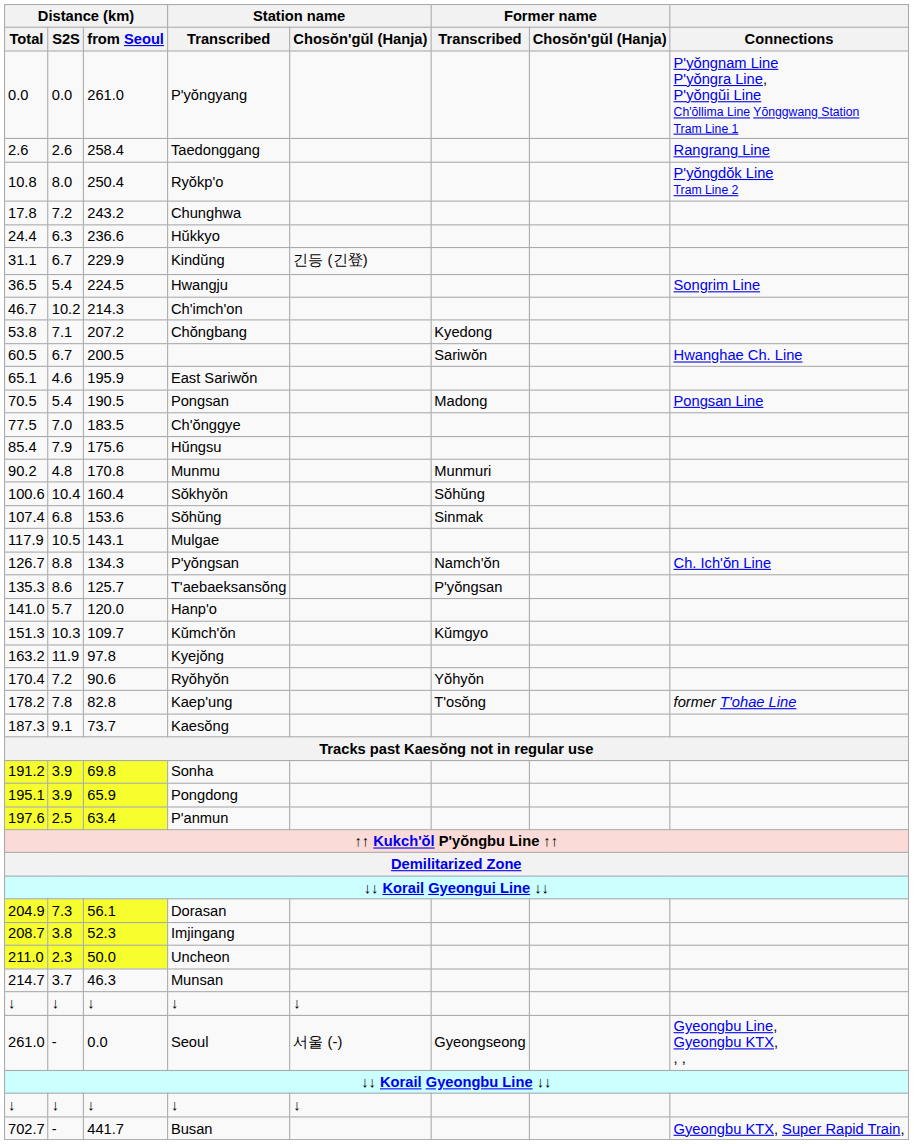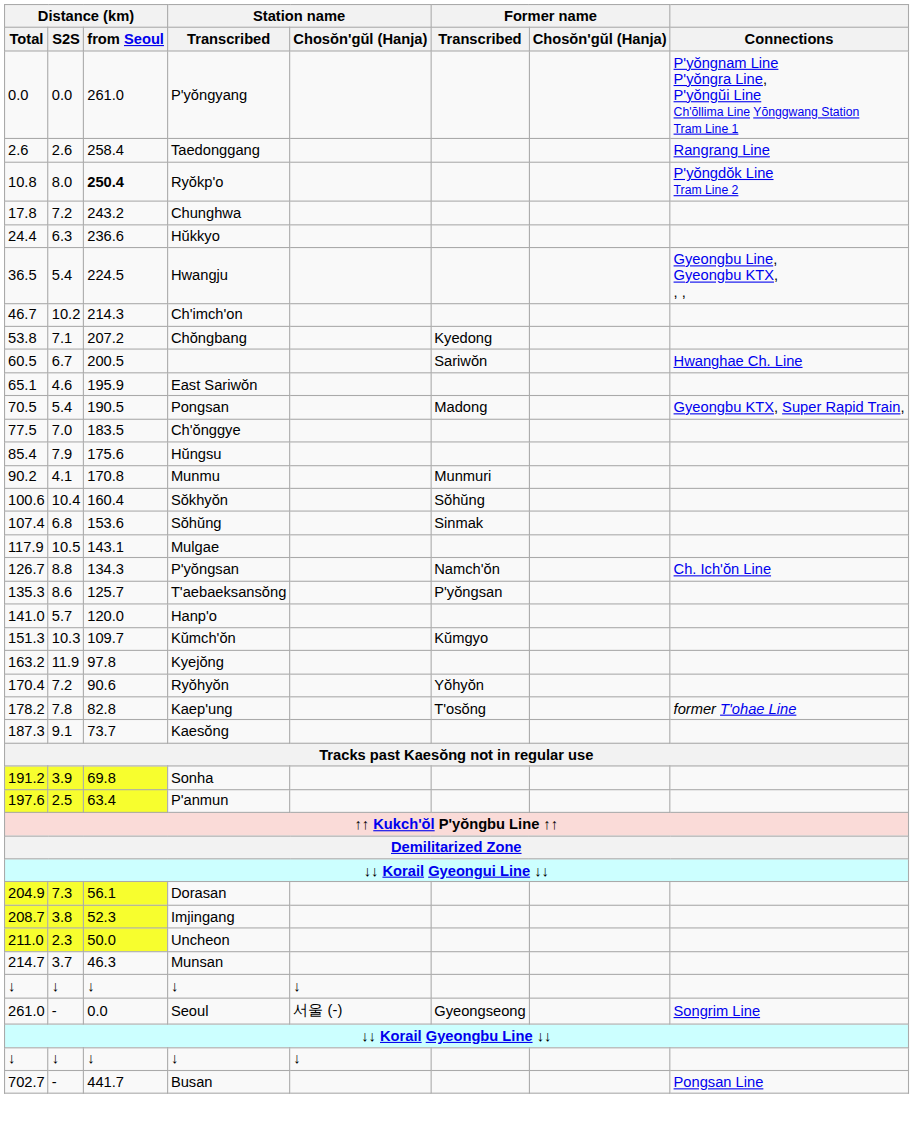(106, 181) normal -> (106, 181) bold
- row: (22, 260)
(717, 285) Songrim Line -> (726, 275) Gyeongbu Line, Gyeongbu KTX, , ,
(718, 401) Pongsan Line -> (789, 407) Gyeongbu KTX, Super Rapid Train,
(62, 470) 4.8 -> (62, 476) 4.1
- row: (26, 795)
(726, 1042) Gyeongbu Line, Gyeongbu KTX, , , -> (717, 1011) Songrim Line
(789, 1128) Gyeongbu KTX, Super Rapid Train, -> (718, 1082) Pongsan Line
